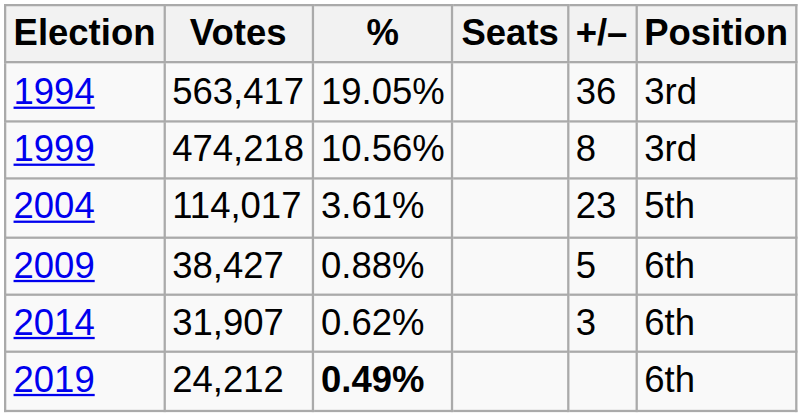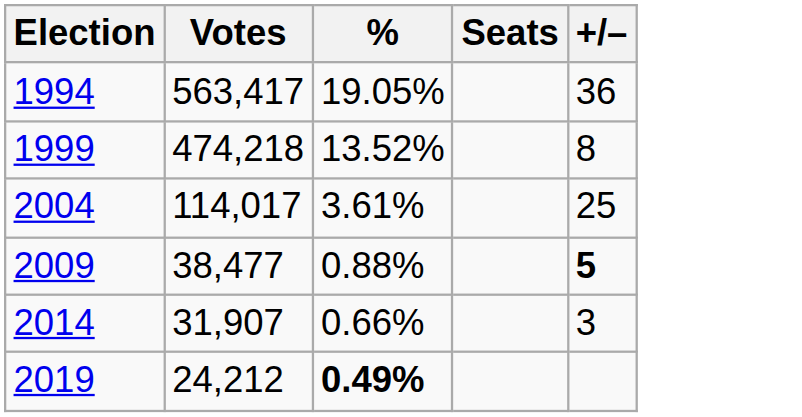- column: (716, 33)
(383, 149) 10.56% -> (383, 149) 13.52%
(596, 206) 23 -> (596, 206) 25
(228, 264) 38,427 -> (228, 264) 38,477
(586, 264) normal -> (586, 264) bold
(373, 322) 0.62% -> (373, 322) 0.66%
